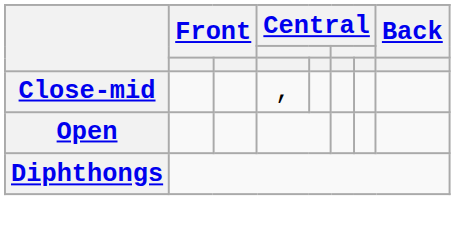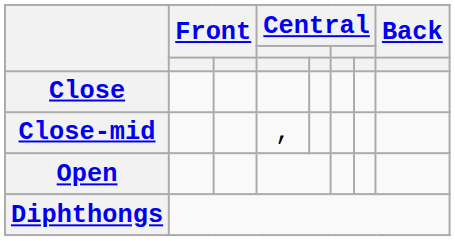+ row: (87, 91)
